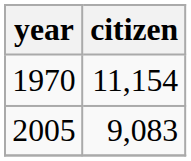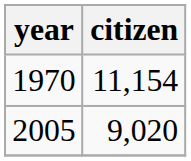(143, 130) 9,083 -> (143, 130) 9,020
